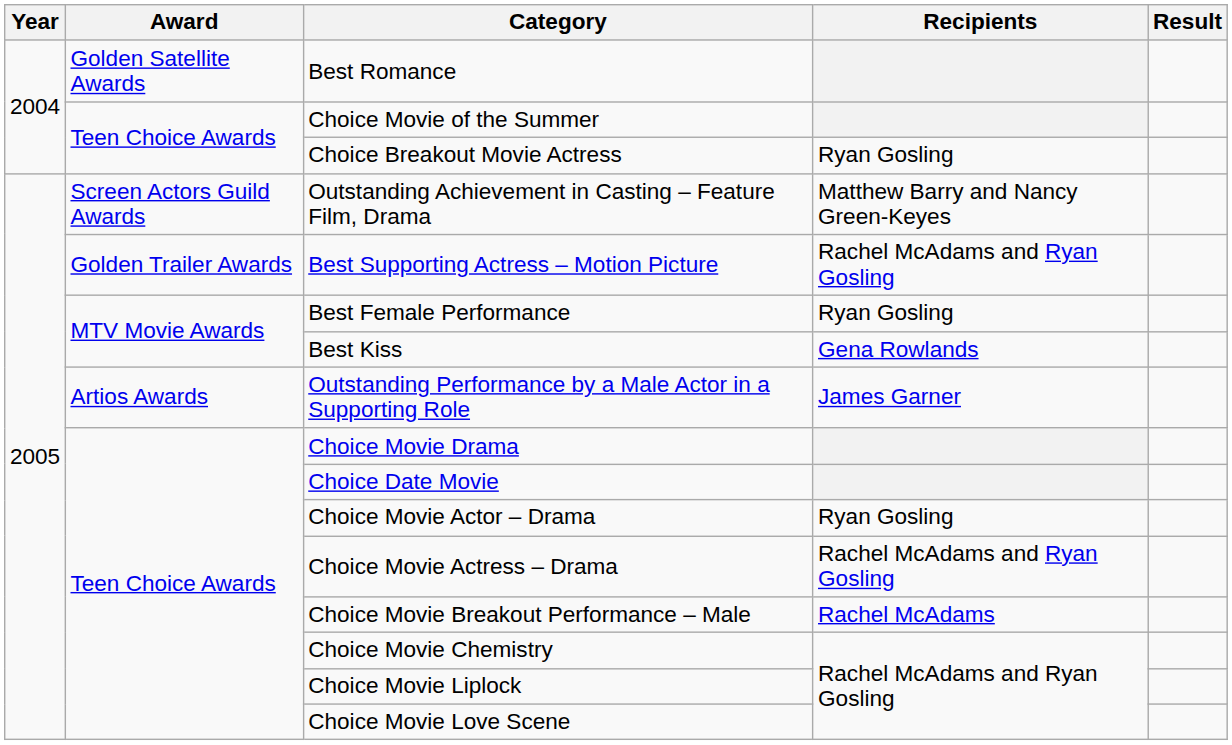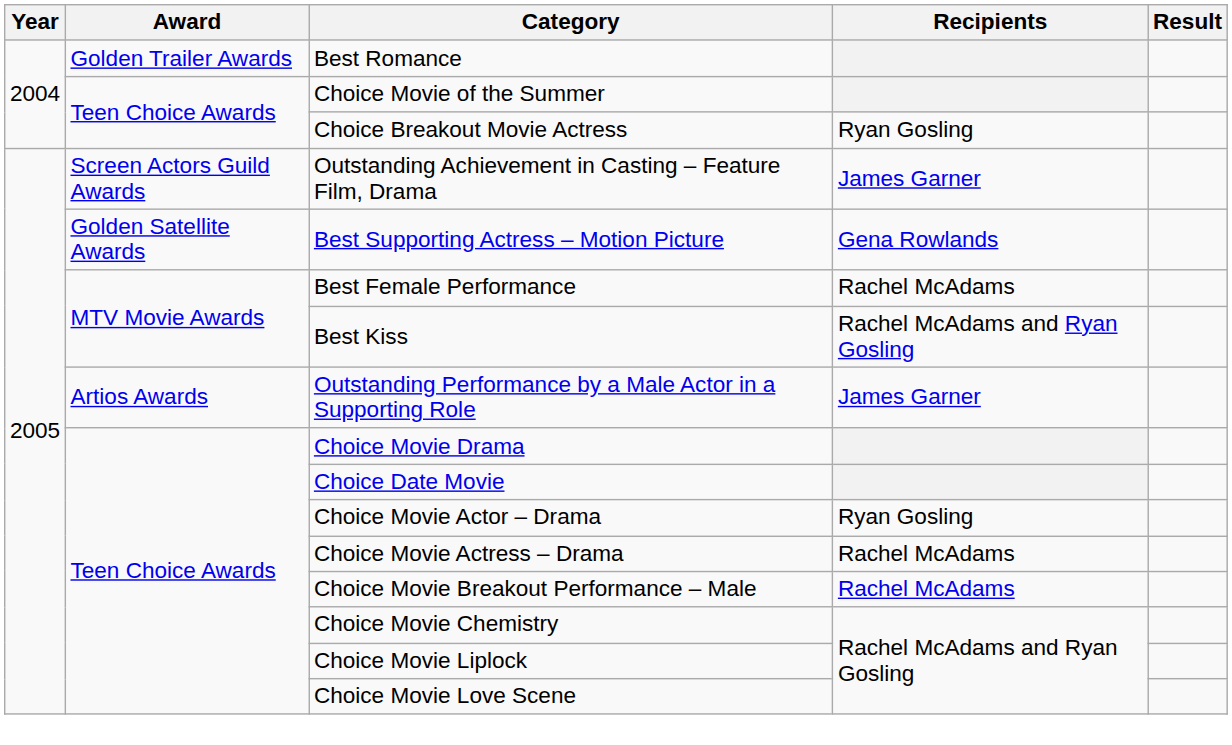(150, 70) Golden Satellite Awards -> (181, 58) Golden Trailer Awards
(948, 203) Matthew Barry and Nancy Green-Keyes -> (909, 178) James Garner
(181, 264) Golden Trailer Awards -> (150, 239) Golden Satellite Awards
(958, 264) Rachel McAdams and Ryan Gosling -> (918, 239) Gena Rowlands
(886, 313) Ryan Gosling -> (926, 287) Rachel McAdams
(898, 348) Gena Rowlands -> (978, 336) Rachel McAdams and Ryan Gosling
(958, 565) Rachel McAdams and Ryan Gosling -> (926, 553) Rachel McAdams
